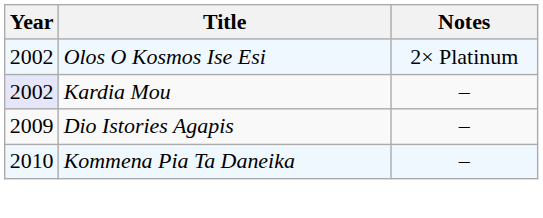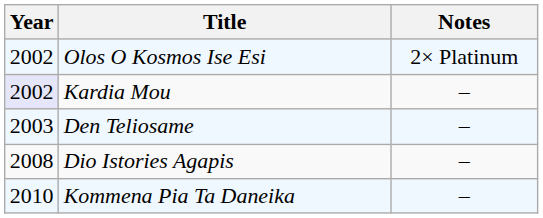+ row: (129, 126)
(32, 126) 2009 -> (32, 160) 2008
